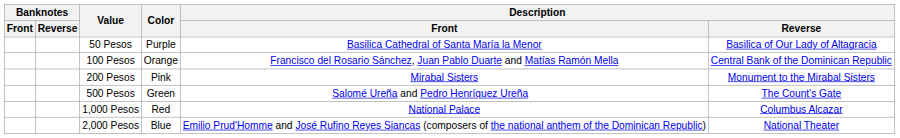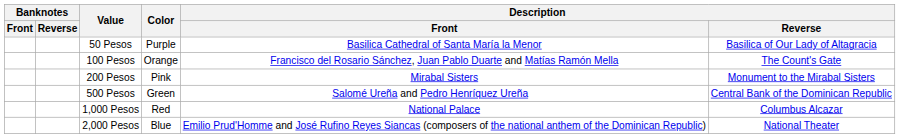(801, 61) Central Bank of the Dominican Republic -> (801, 61) The Count's Gate
(801, 94) The Count's Gate -> (801, 94) Central Bank of the Dominican Republic
